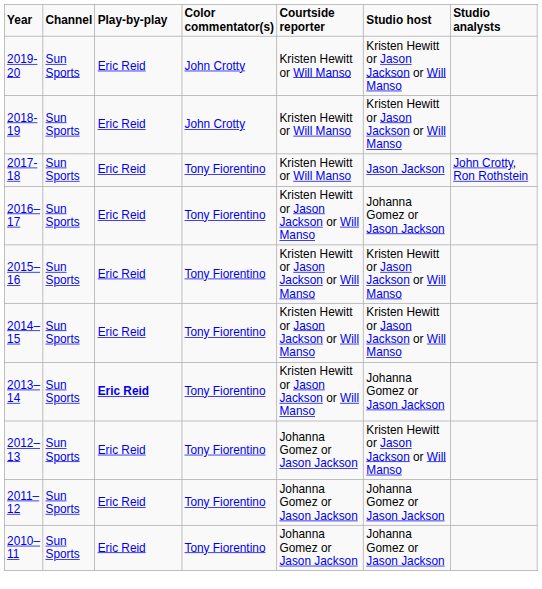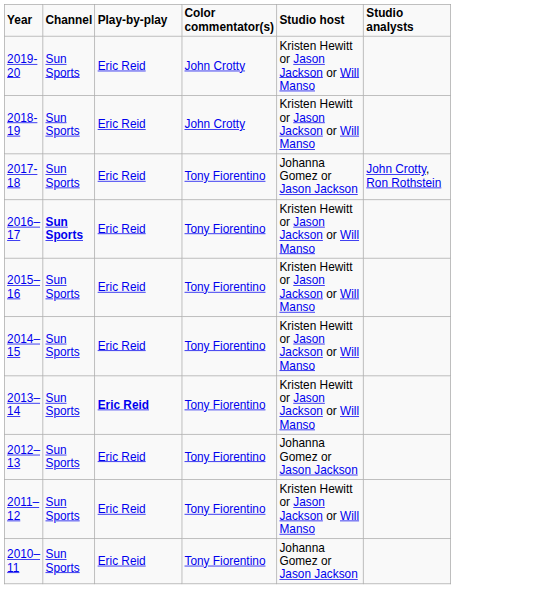- column: (307, 20)
(405, 170) Jason Jackson -> (319, 176) Johanna Gomez or Jason Jackson
(63, 215) normal -> (64, 228) bold
(405, 215) Johanna Gomez or Jason Jackson -> (319, 228) Kristen Hewitt or Jason Jackson or Will Manso
(405, 391) Johanna Gomez or Jason Jackson -> (319, 405) Kristen Hewitt or Jason Jackson or Will Manso
(406, 450) Kristen Hewitt or Jason Jackson or Will Manso -> (319, 457) Johanna Gomez or Jason Jackson
(405, 502) Johanna Gomez or Jason Jackson -> (319, 509) Kristen Hewitt or Jason Jackson or Will Manso
